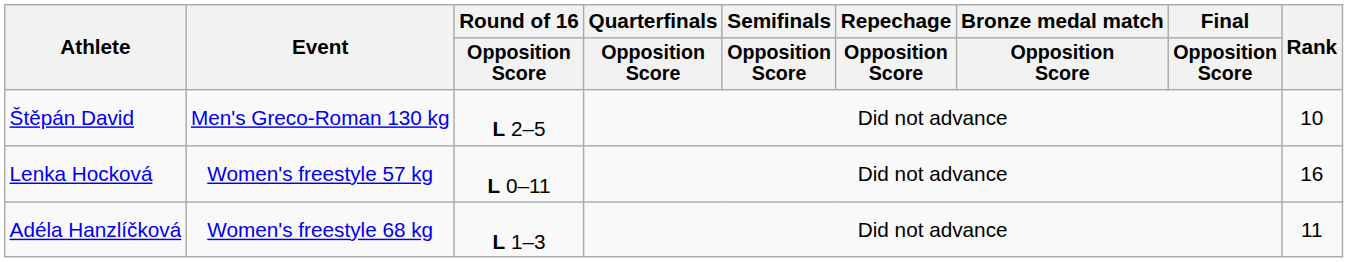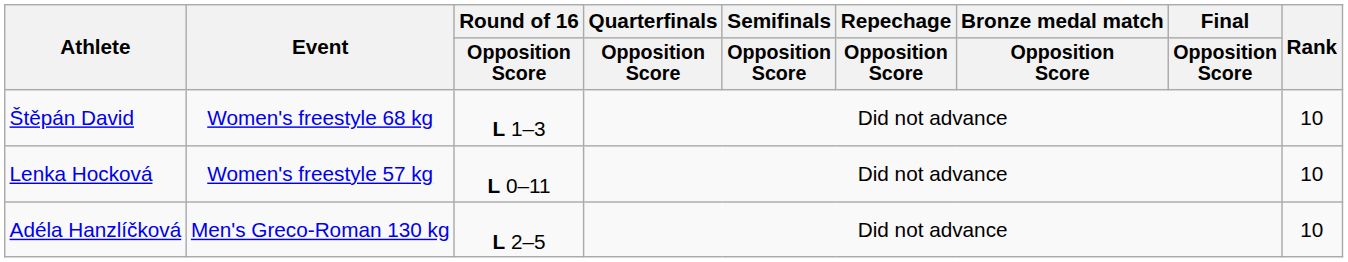(320, 118) Men's Greco-Roman 130 kg -> (320, 118) Women's freestyle 68 kg
(519, 130) L 2–5 -> (519, 130) L 1–3
(1312, 174) 16 -> (1312, 174) 10
(320, 230) Women's freestyle 68 kg -> (320, 230) Men's Greco-Roman 130 kg
(519, 241) L 1–3 -> (519, 241) L 2–5
(1312, 230) 11 -> (1312, 230) 10
